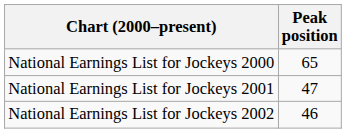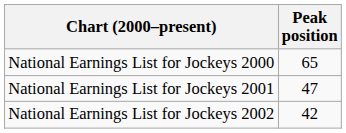(310, 114) 46 -> (310, 114) 42
